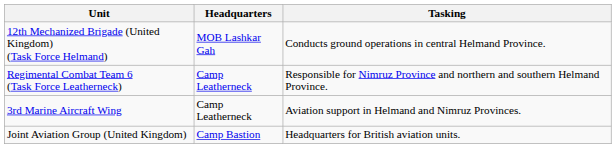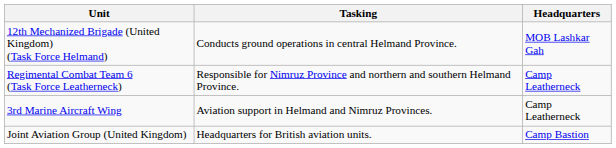columns swapped: (238, 13) <-> (447, 13)
